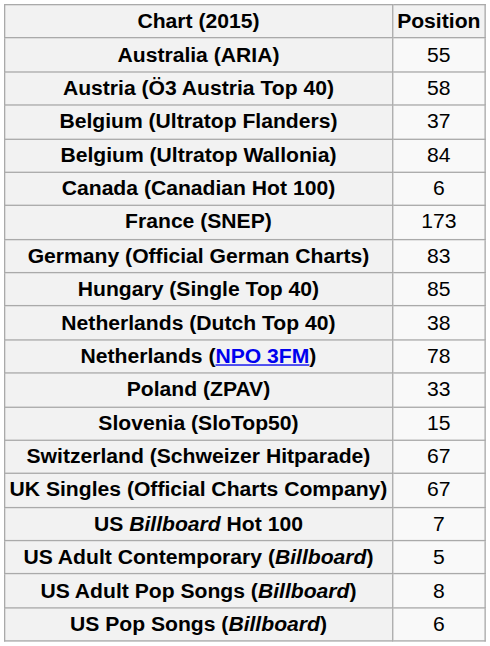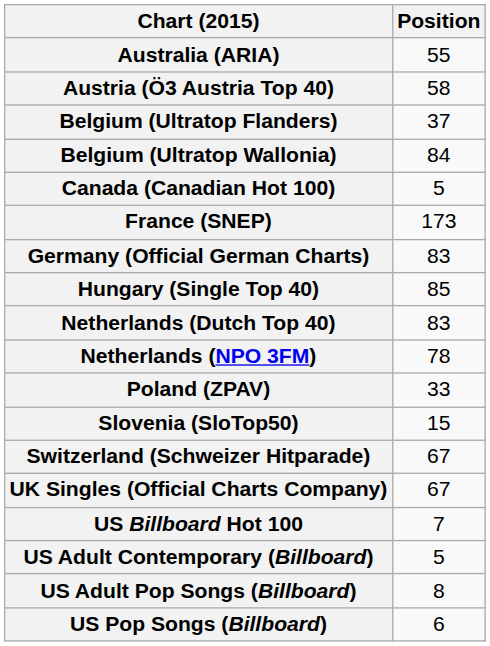(439, 188) 6 -> (439, 188) 5
(439, 322) 38 -> (439, 322) 83
